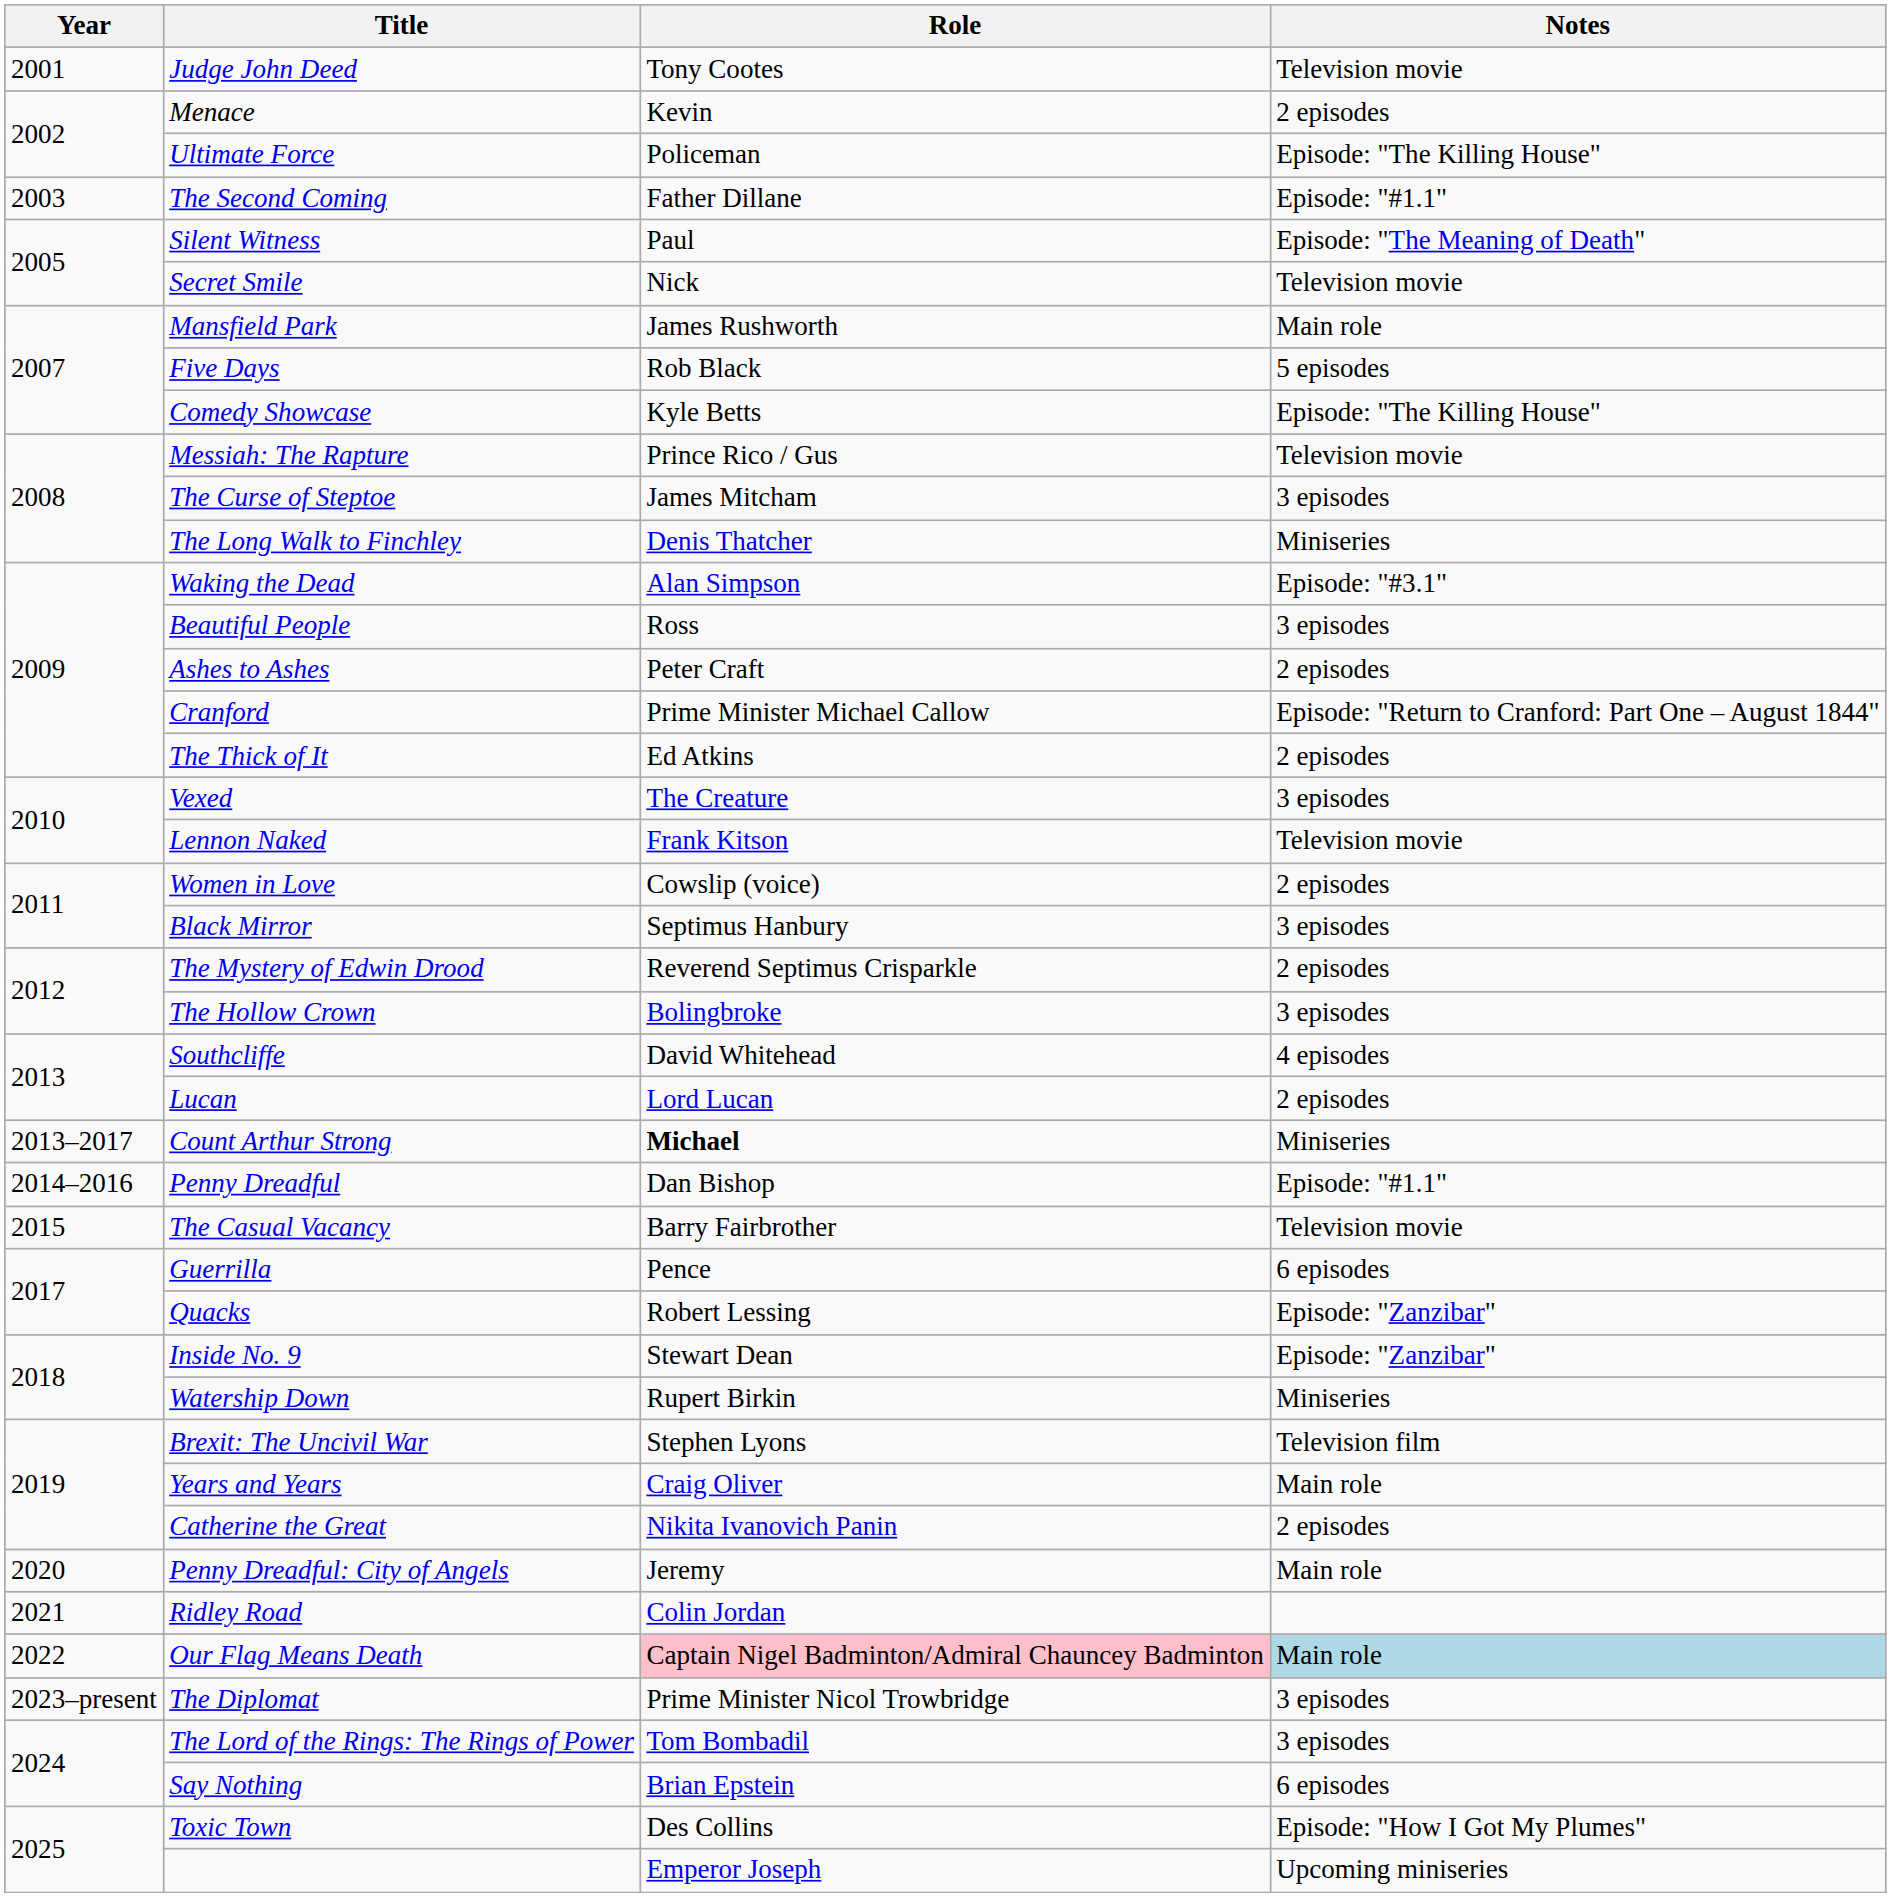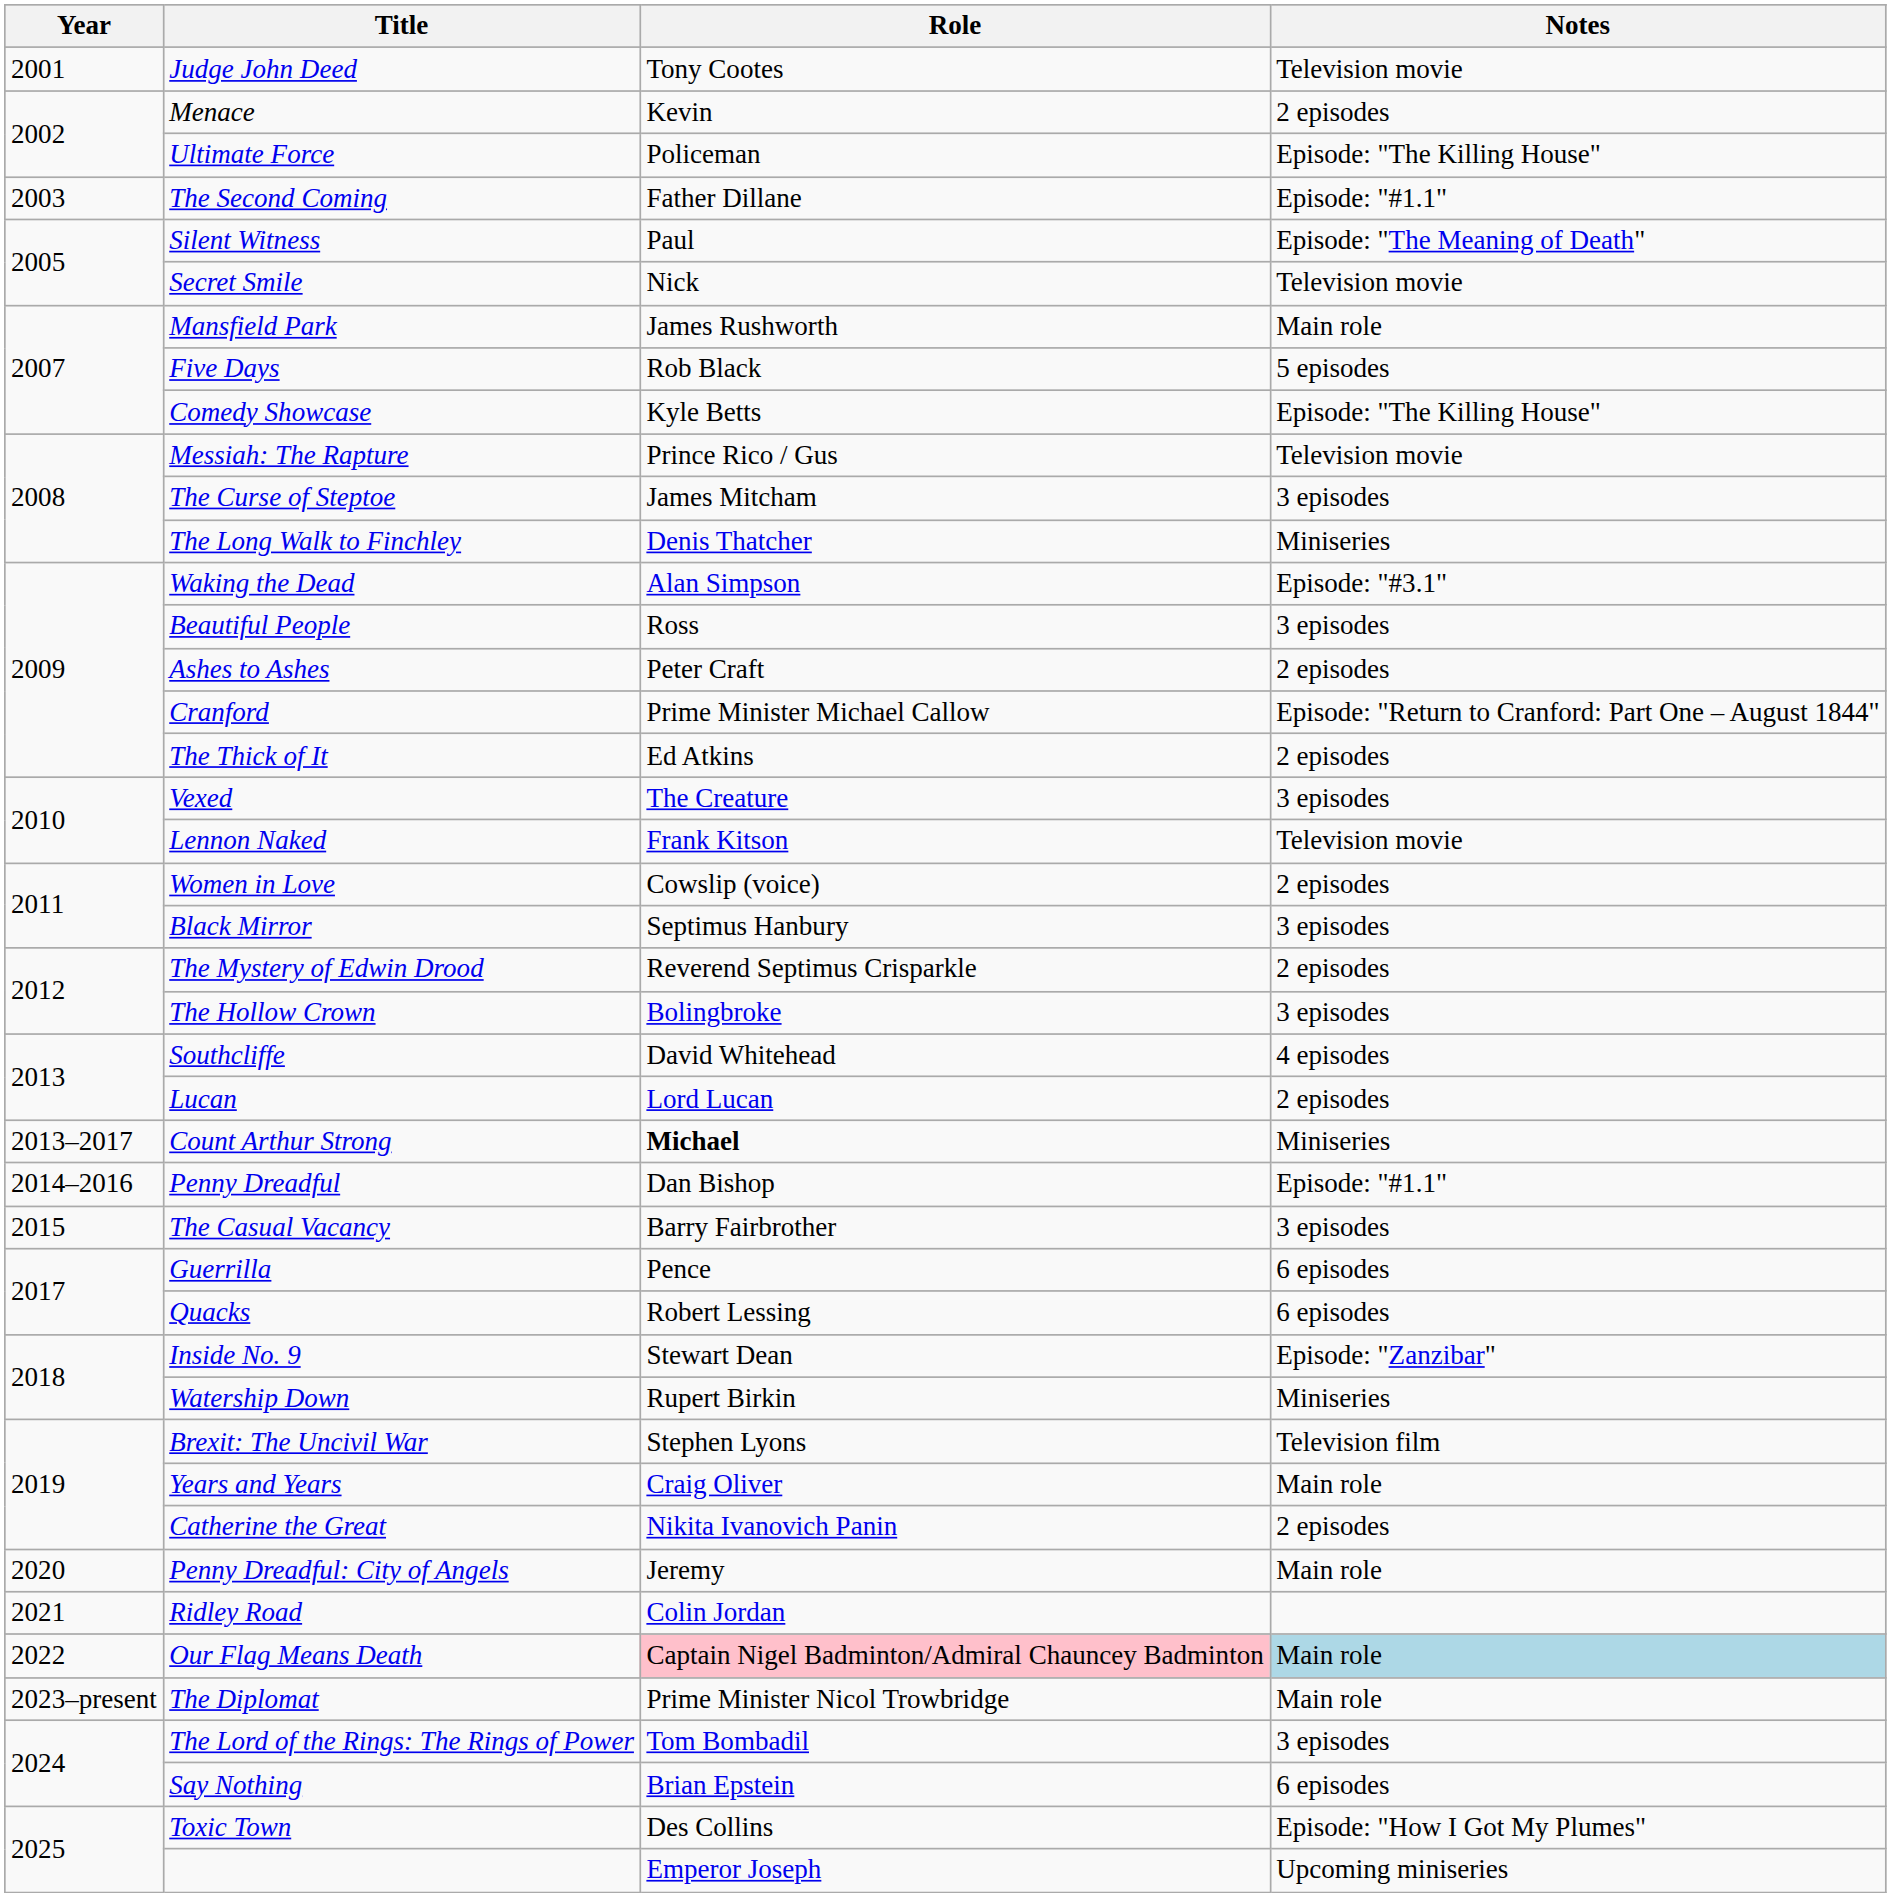(1369, 1226) Television movie -> (1333, 1226) 3 episodes
(1386, 1312) Episode: "Zanzibar" -> (1333, 1312) 6 episodes
(1333, 1698) 3 episodes -> (1329, 1698) Main role
